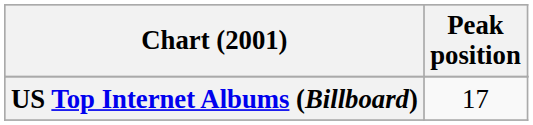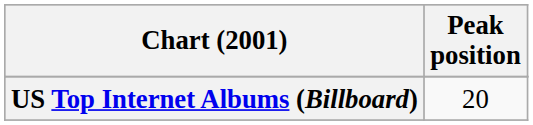(475, 98) 17 -> (475, 98) 20
